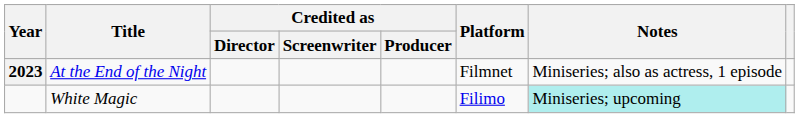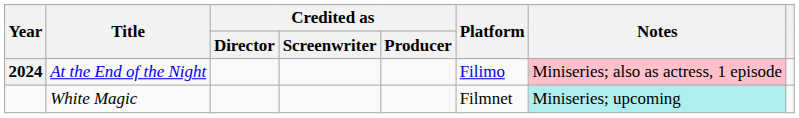(25, 71) 2023 -> (25, 71) 2024
(486, 71) Filmnet -> (482, 71) Filimo
(657, 71) no background -> (657, 71) pink background
(482, 98) Filimo -> (486, 98) Filmnet
